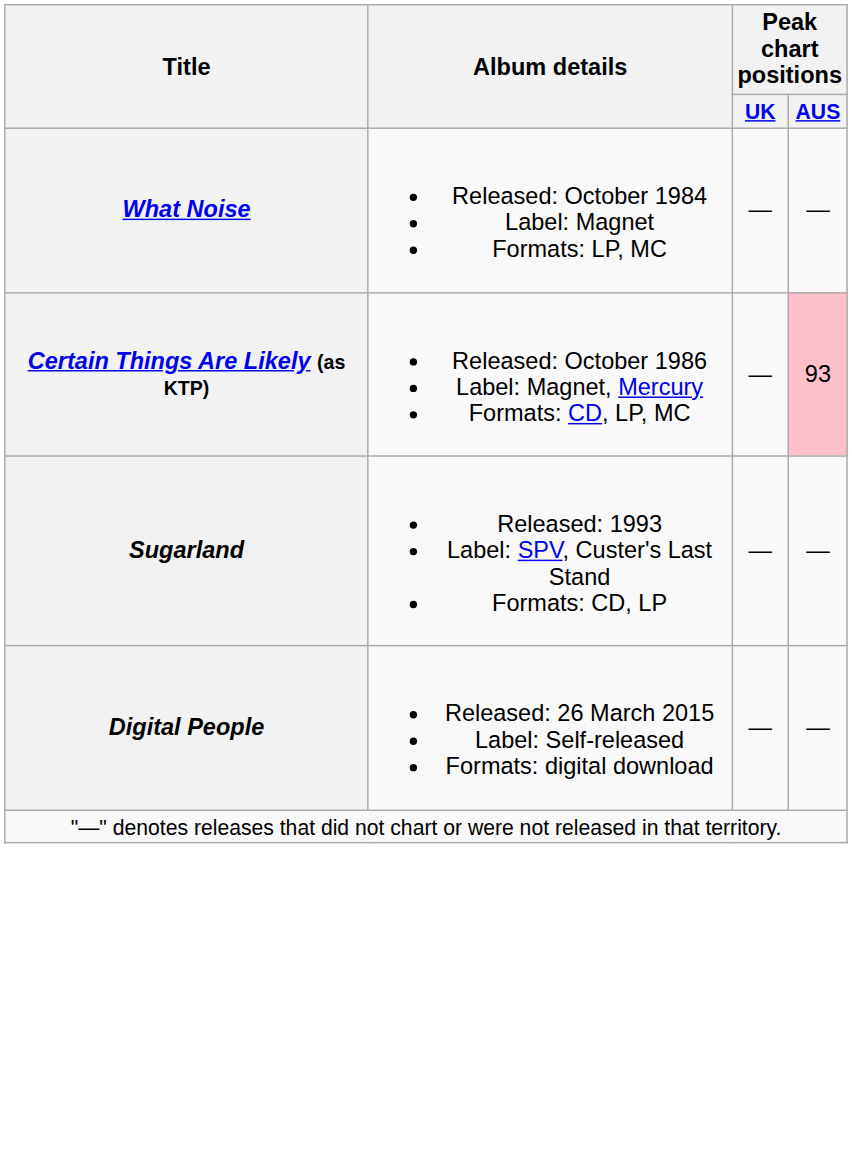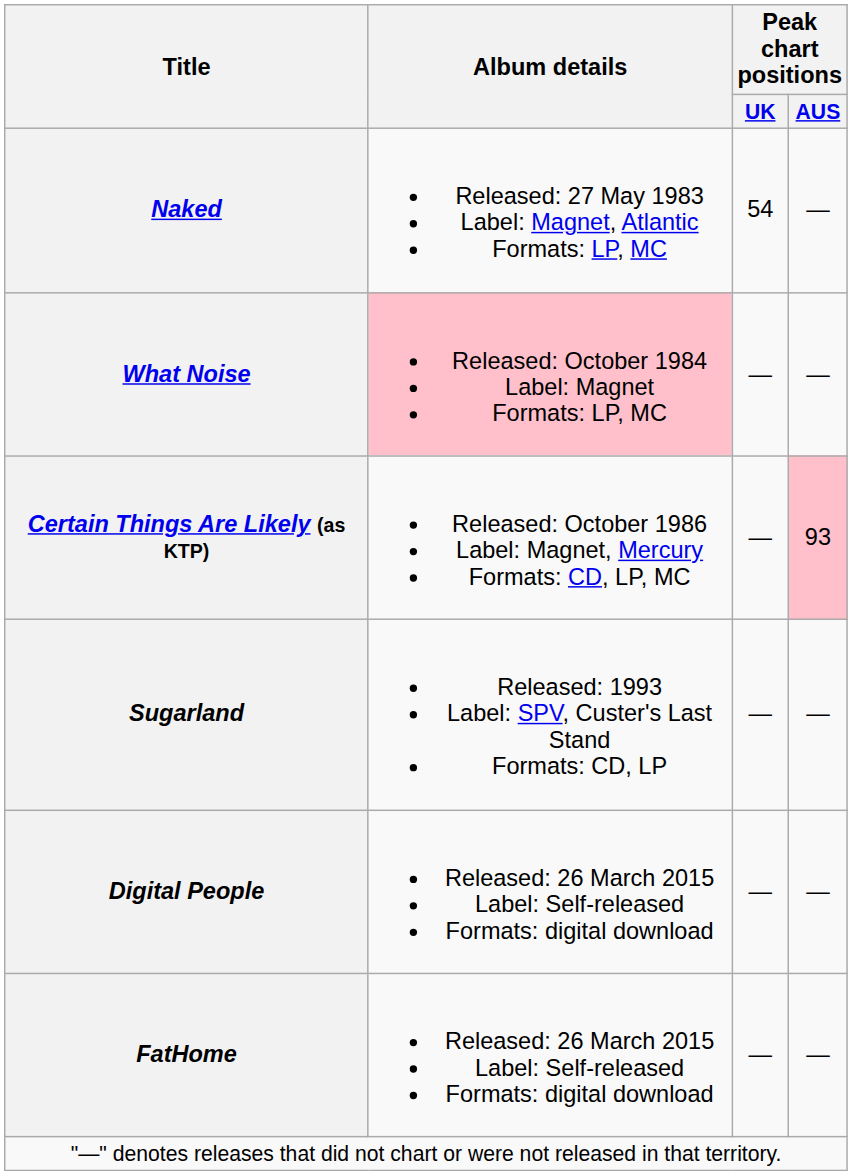+ row: (187, 210)
(550, 223) no background -> (550, 387) pink background
+ row: (187, 1055)
